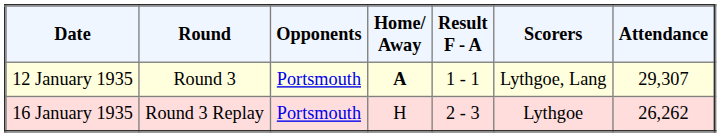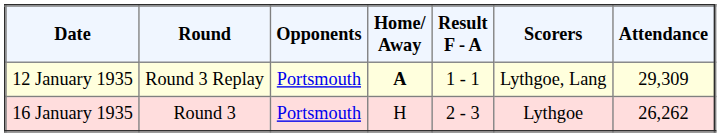(205, 79) Round 3 -> (205, 79) Round 3 Replay
(663, 79) 29,307 -> (663, 79) 29,309
(205, 113) Round 3 Replay -> (205, 113) Round 3
